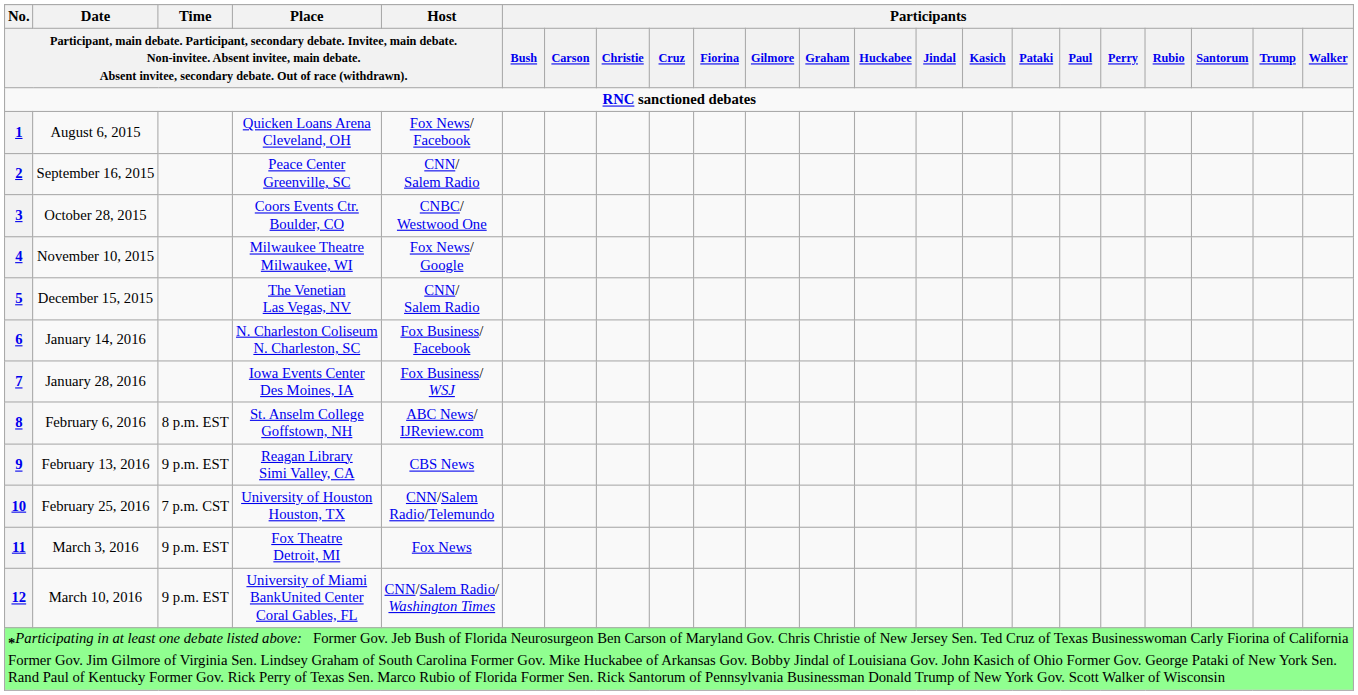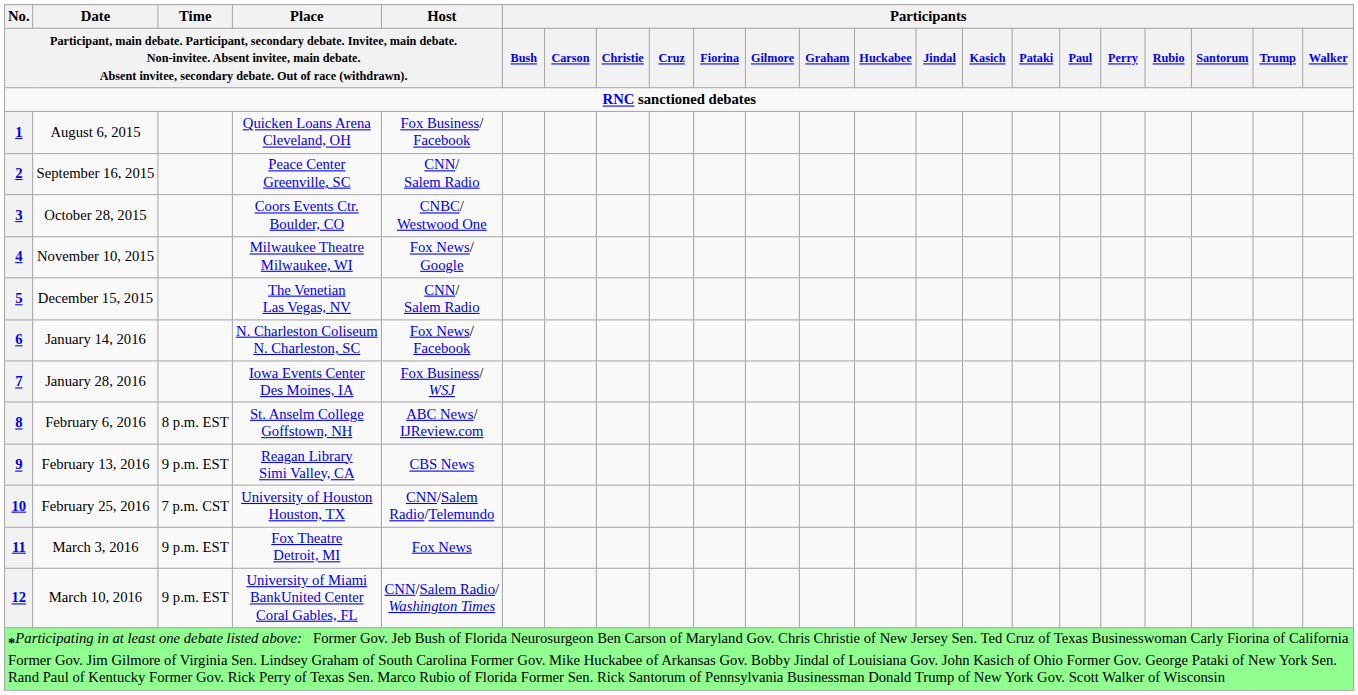(442, 132) Fox News/ Facebook -> (442, 132) Fox Business/ Facebook
(442, 339) Fox Business/ Facebook -> (442, 339) Fox News/ Facebook
